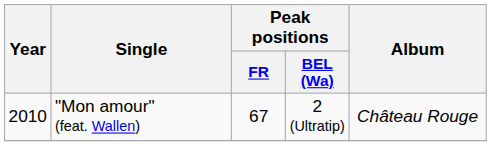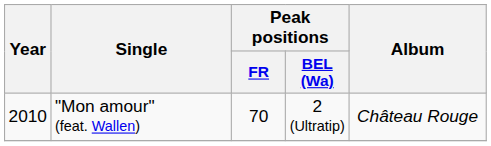(259, 116) 67 -> (259, 116) 70
